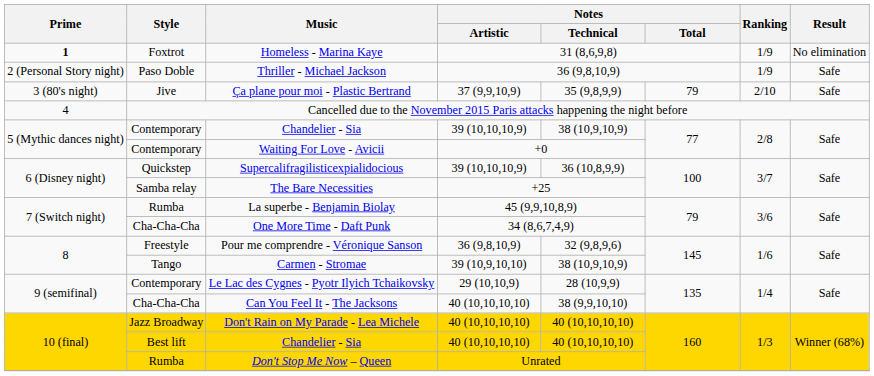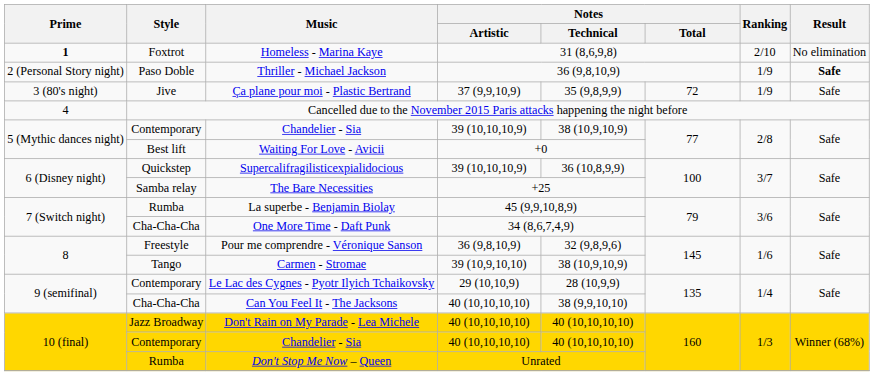(765, 52) 1/9 -> (765, 52) 2/10
(829, 71) normal -> (829, 71) bold
(692, 91) 79 -> (692, 91) 72
(765, 91) 2/10 -> (765, 91) 1/9
(166, 149) Contemporary -> (166, 149) Best lift
(166, 341) Best lift -> (166, 341) Contemporary
